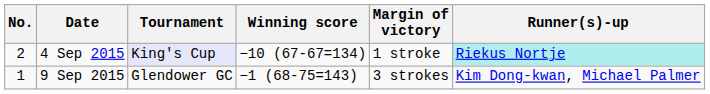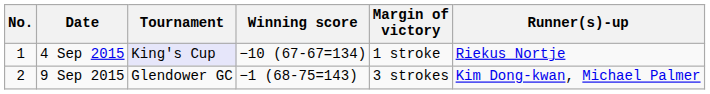(21, 55) 2 -> (21, 55) 1
(511, 55) paleturquoise background -> (511, 55) no background
(21, 78) 1 -> (21, 78) 2
